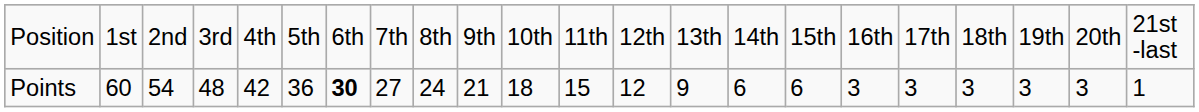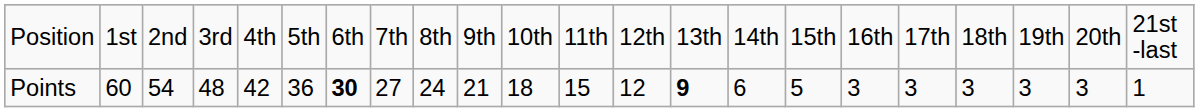(683, 87) normal -> (683, 87) bold
(797, 87) 6 -> (797, 87) 5
